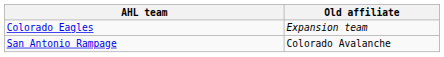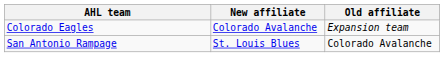+ column: (268, 12)
